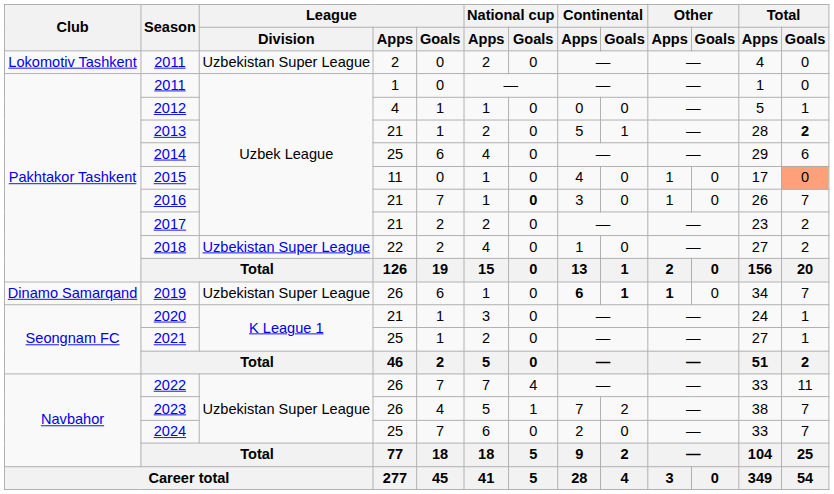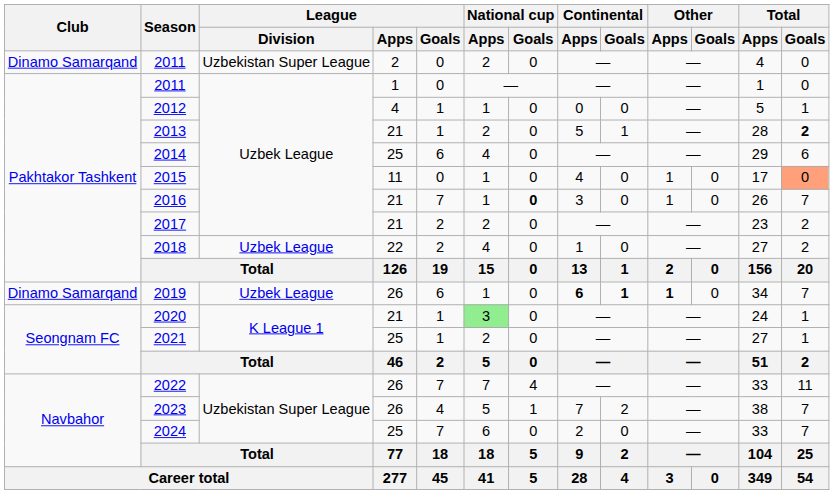(73, 62) Lokomotiv Tashkent -> (73, 62) Dinamo Samarqand
(286, 246) Uzbekistan Super League -> (286, 246) Uzbek League
(286, 293) Uzbekistan Super League -> (286, 293) Uzbek League
(486, 316) no background -> (486, 316) lightgreen background
